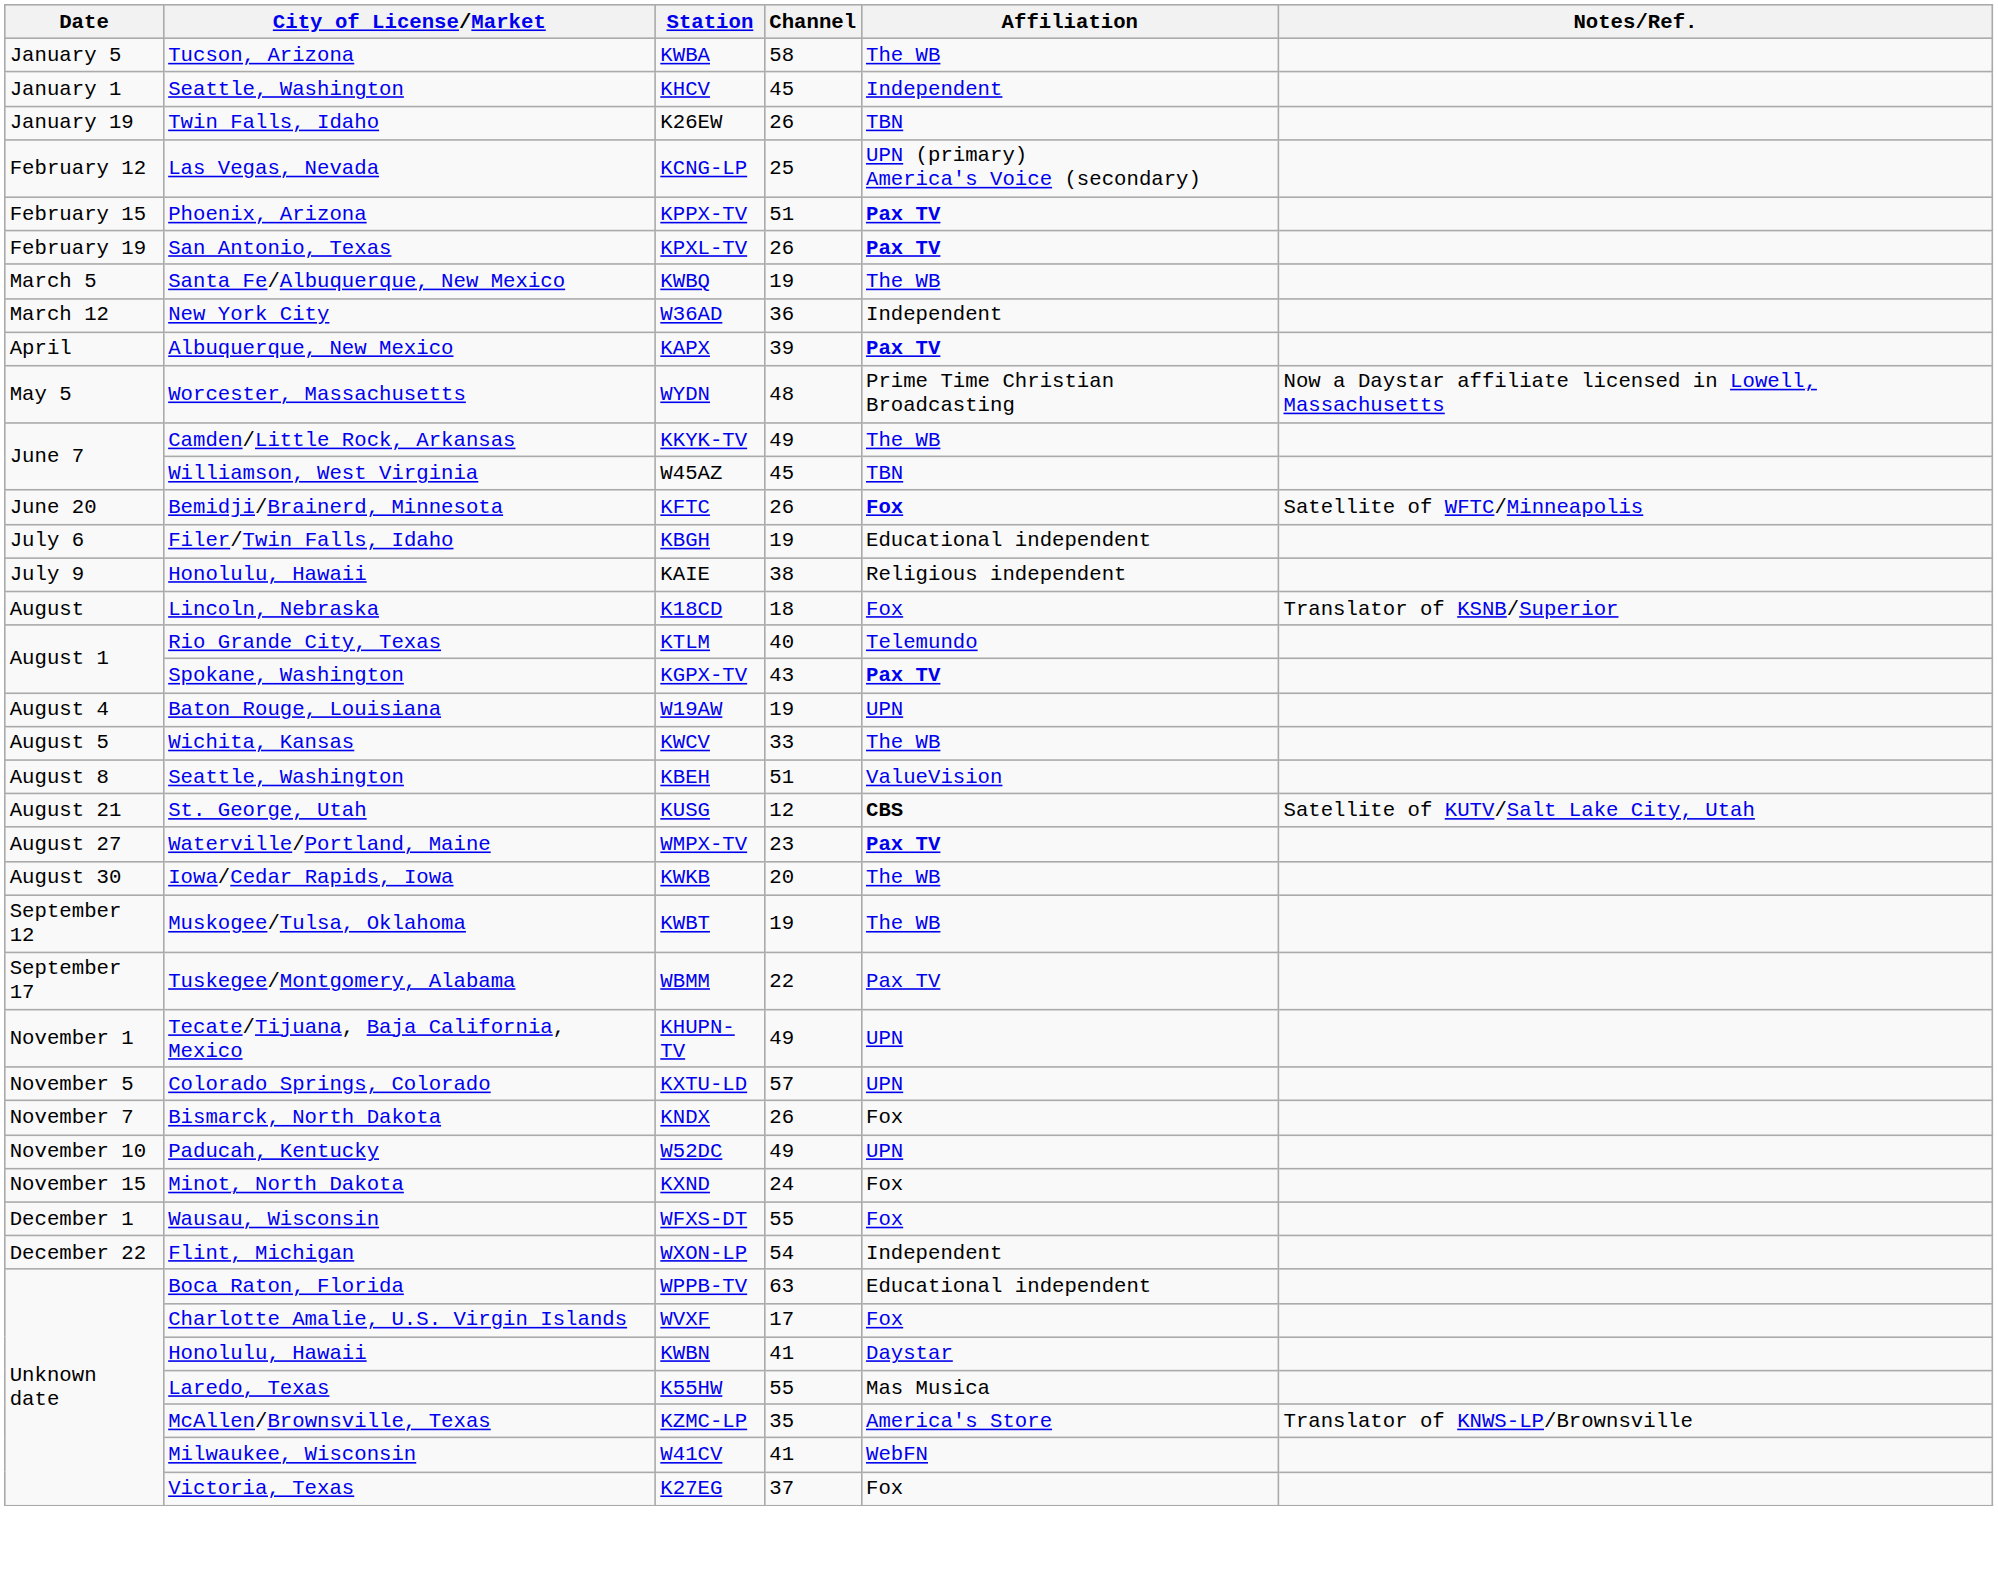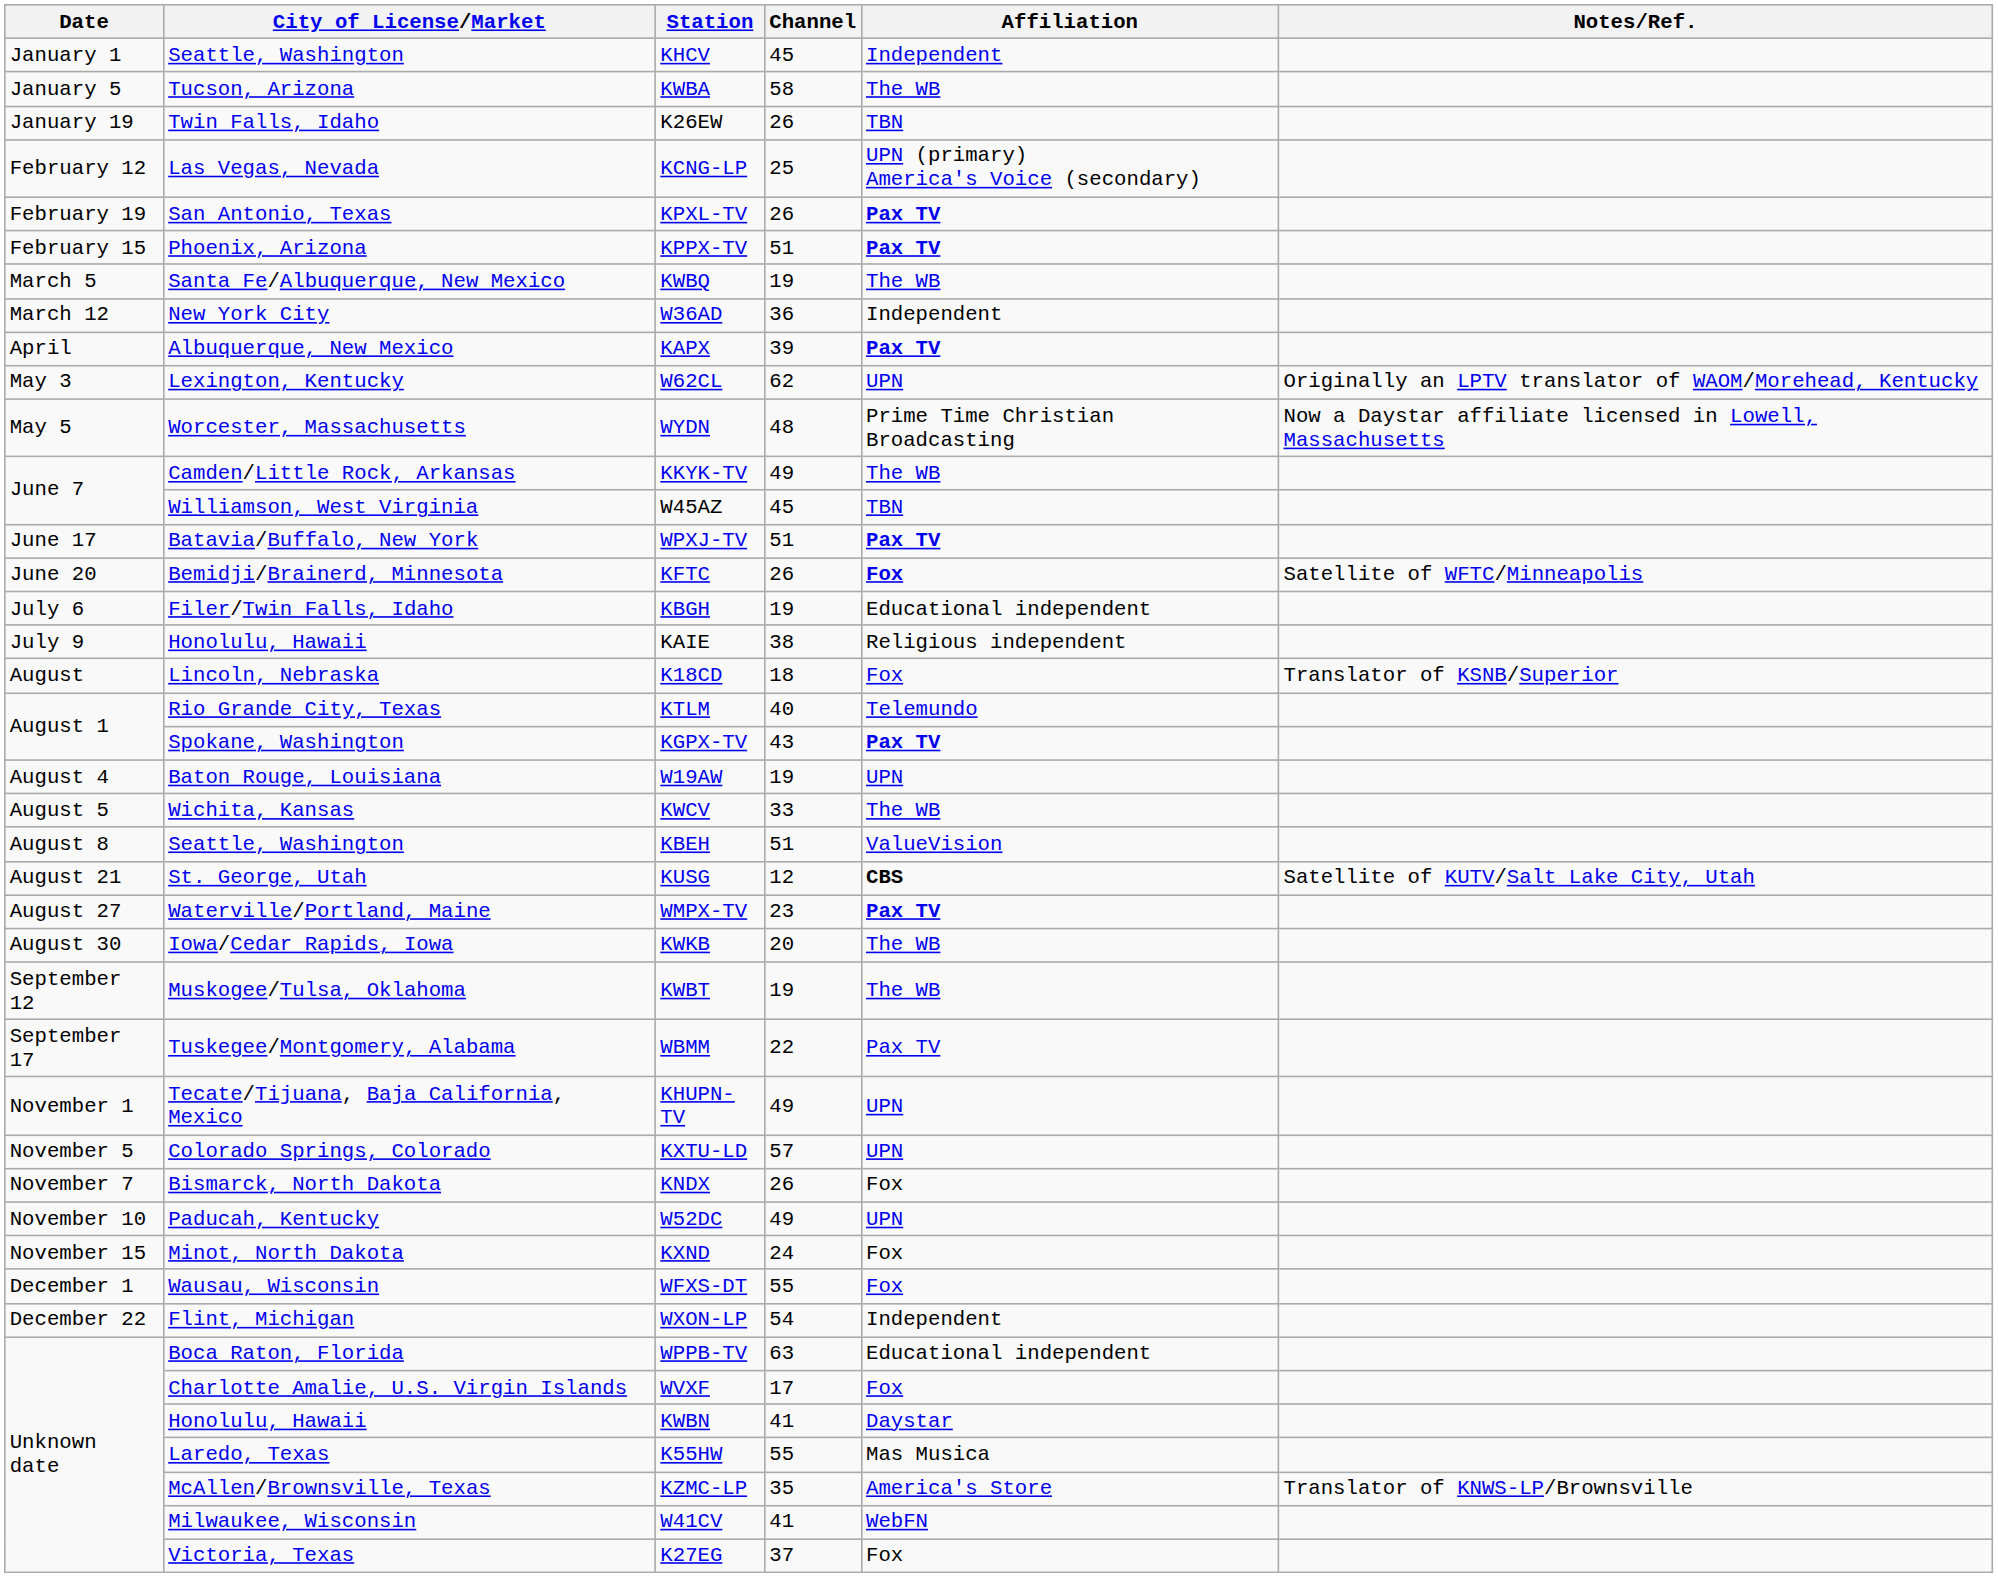rows swapped: (685, 89) <-> (685, 55)
rows swapped: (704, 214) <-> (704, 248)
+ row: (691, 382)
+ row: (704, 541)
